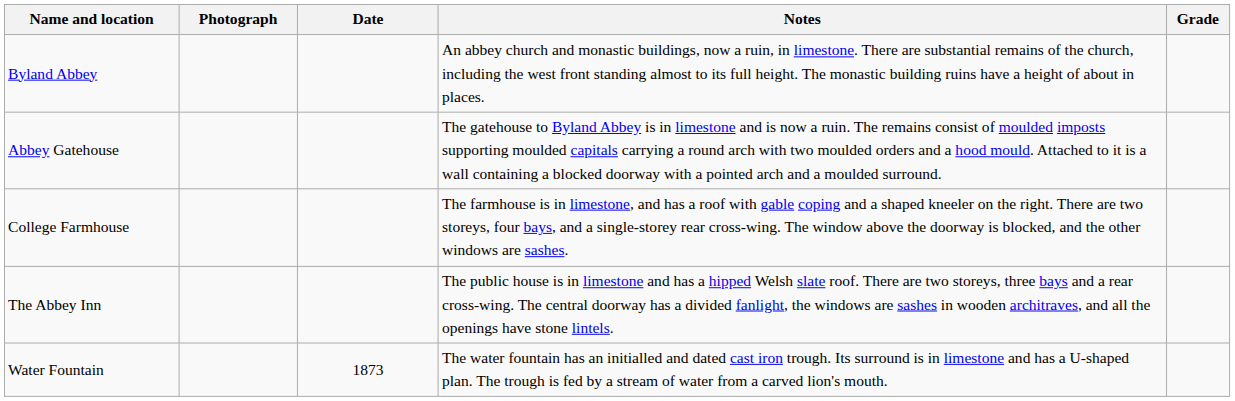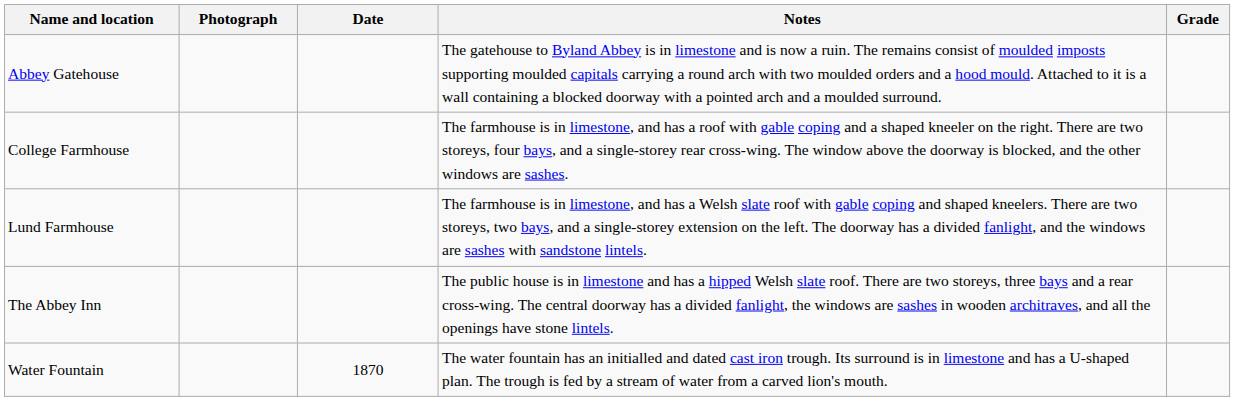- row: (53, 73)
+ row: (61, 227)
(368, 369) 1873 -> (368, 369) 1870
